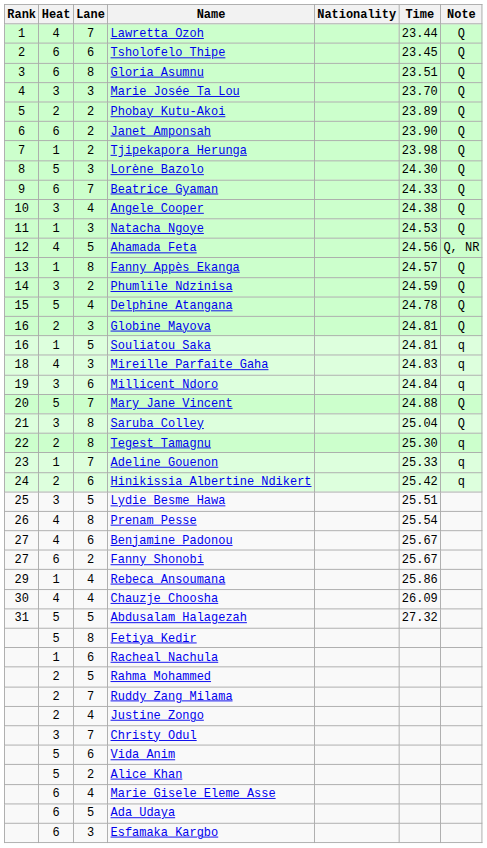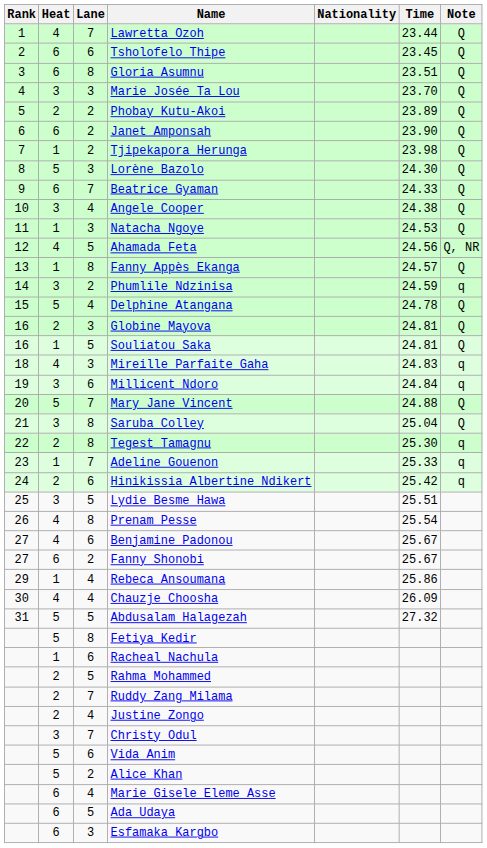(461, 287) Q -> (461, 287) q
(461, 346) q -> (461, 346) Q
